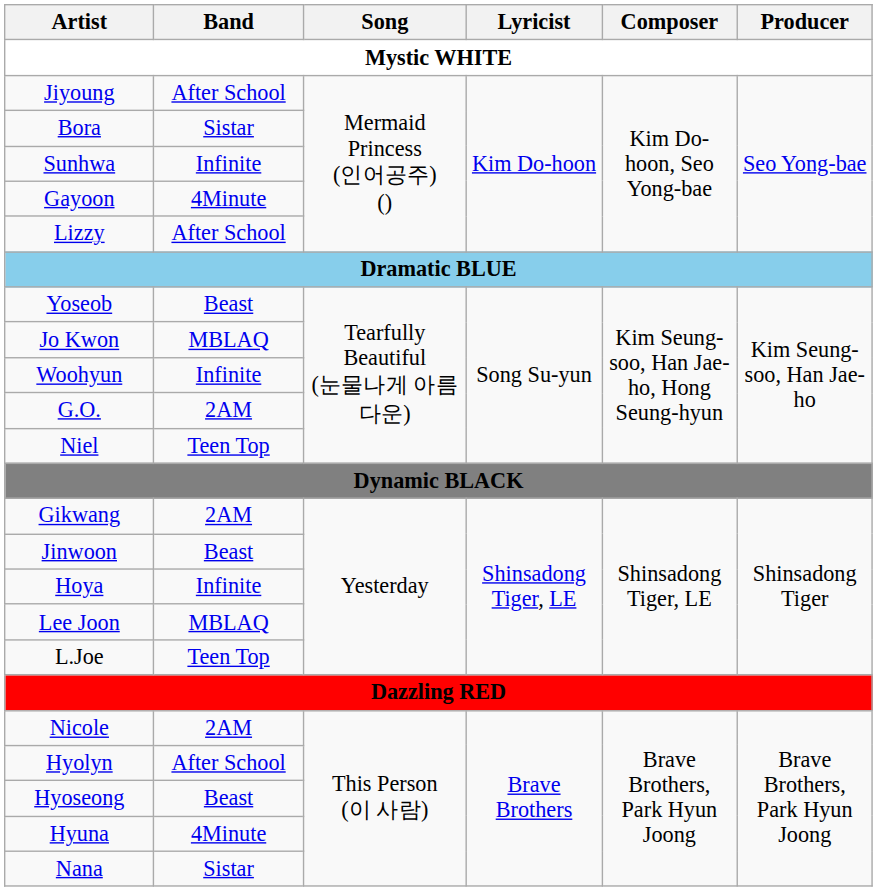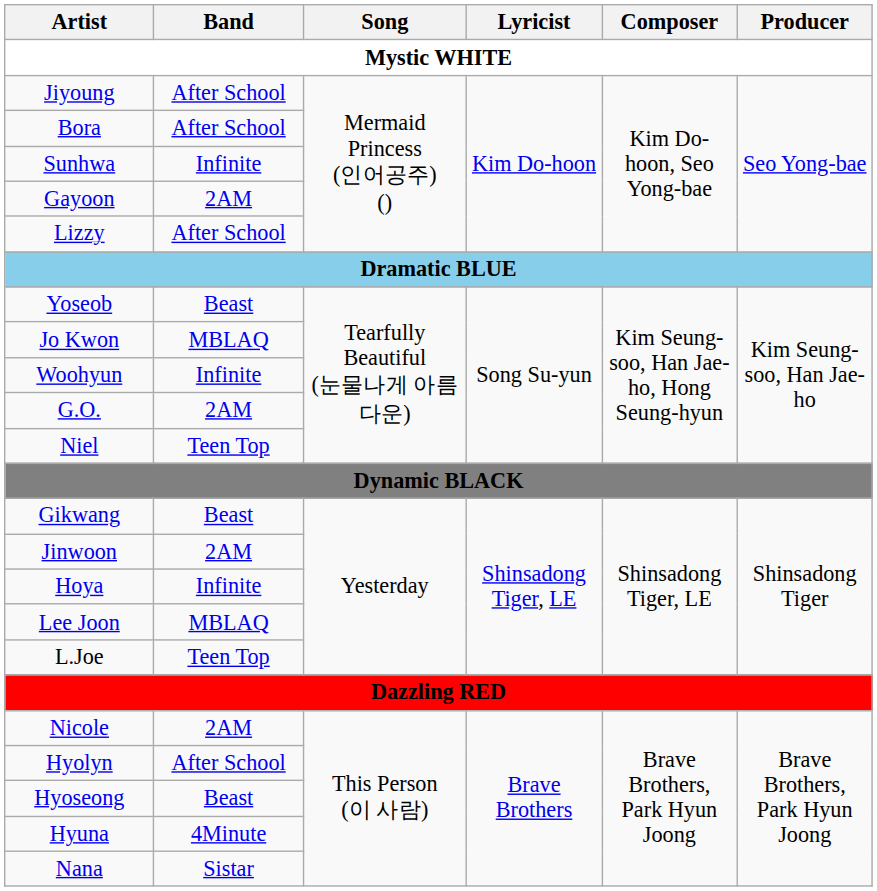(229, 127) Sistar -> (229, 127) After School
(229, 198) 4Minute -> (229, 198) 2AM
(229, 515) 2AM -> (229, 515) Beast
(229, 551) Beast -> (229, 551) 2AM
